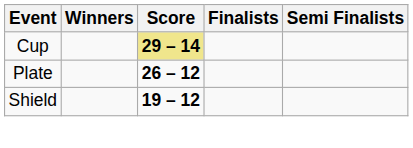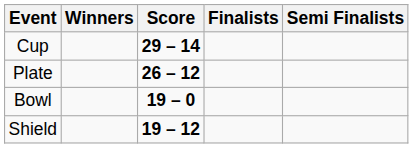(171, 45) khaki background -> (171, 45) no background
+ row: (33, 101)
